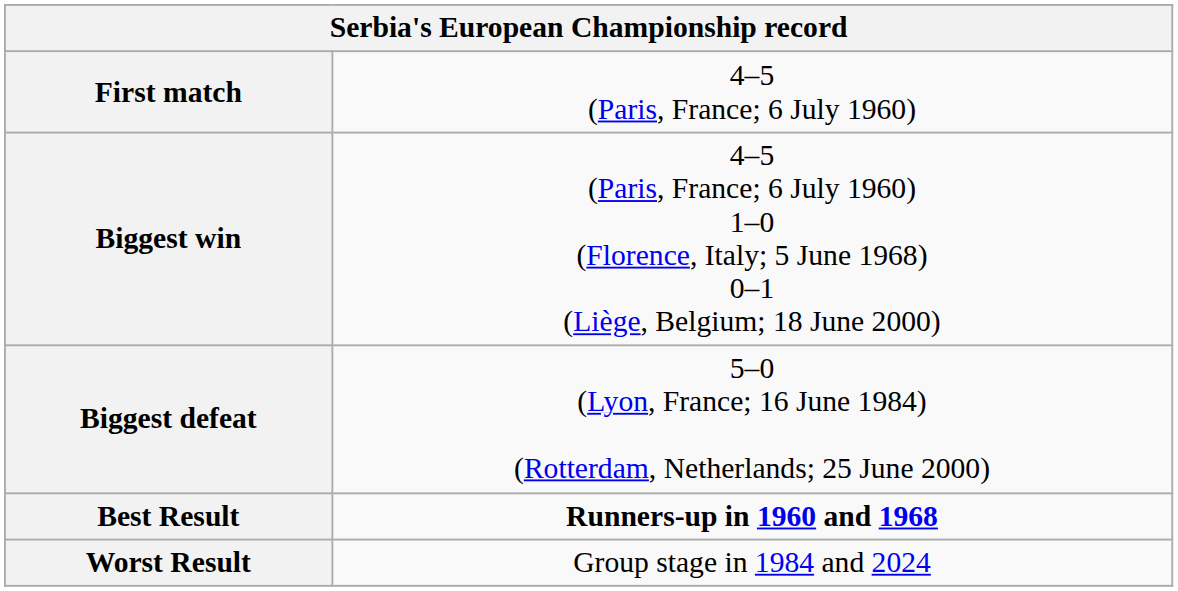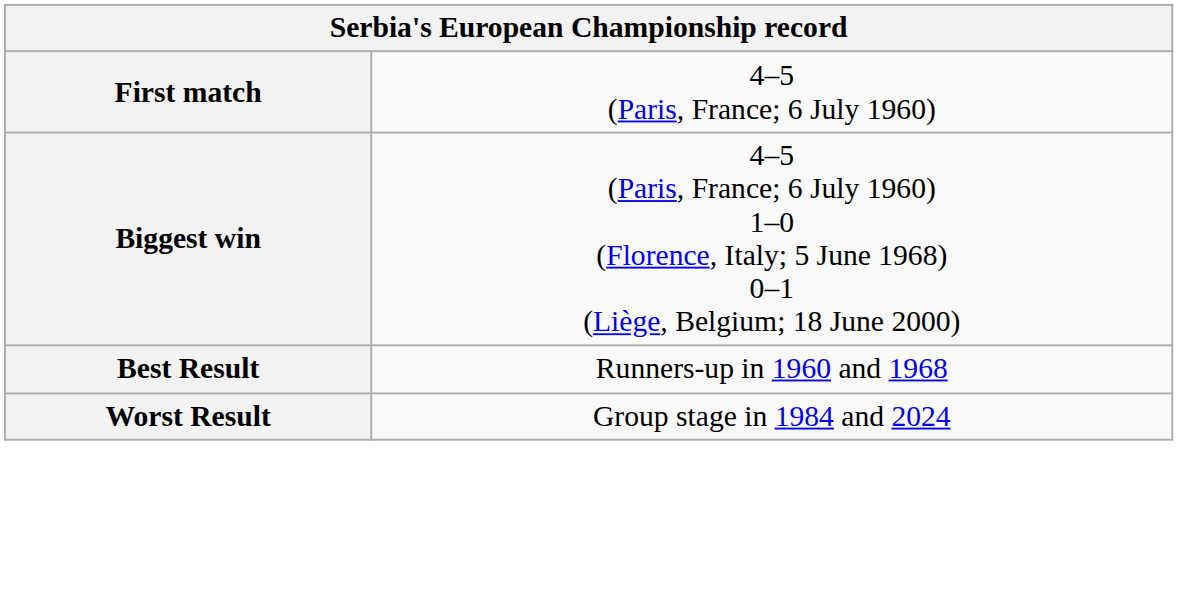- row: (168, 418)
(752, 515) bold -> (772, 368) normal
